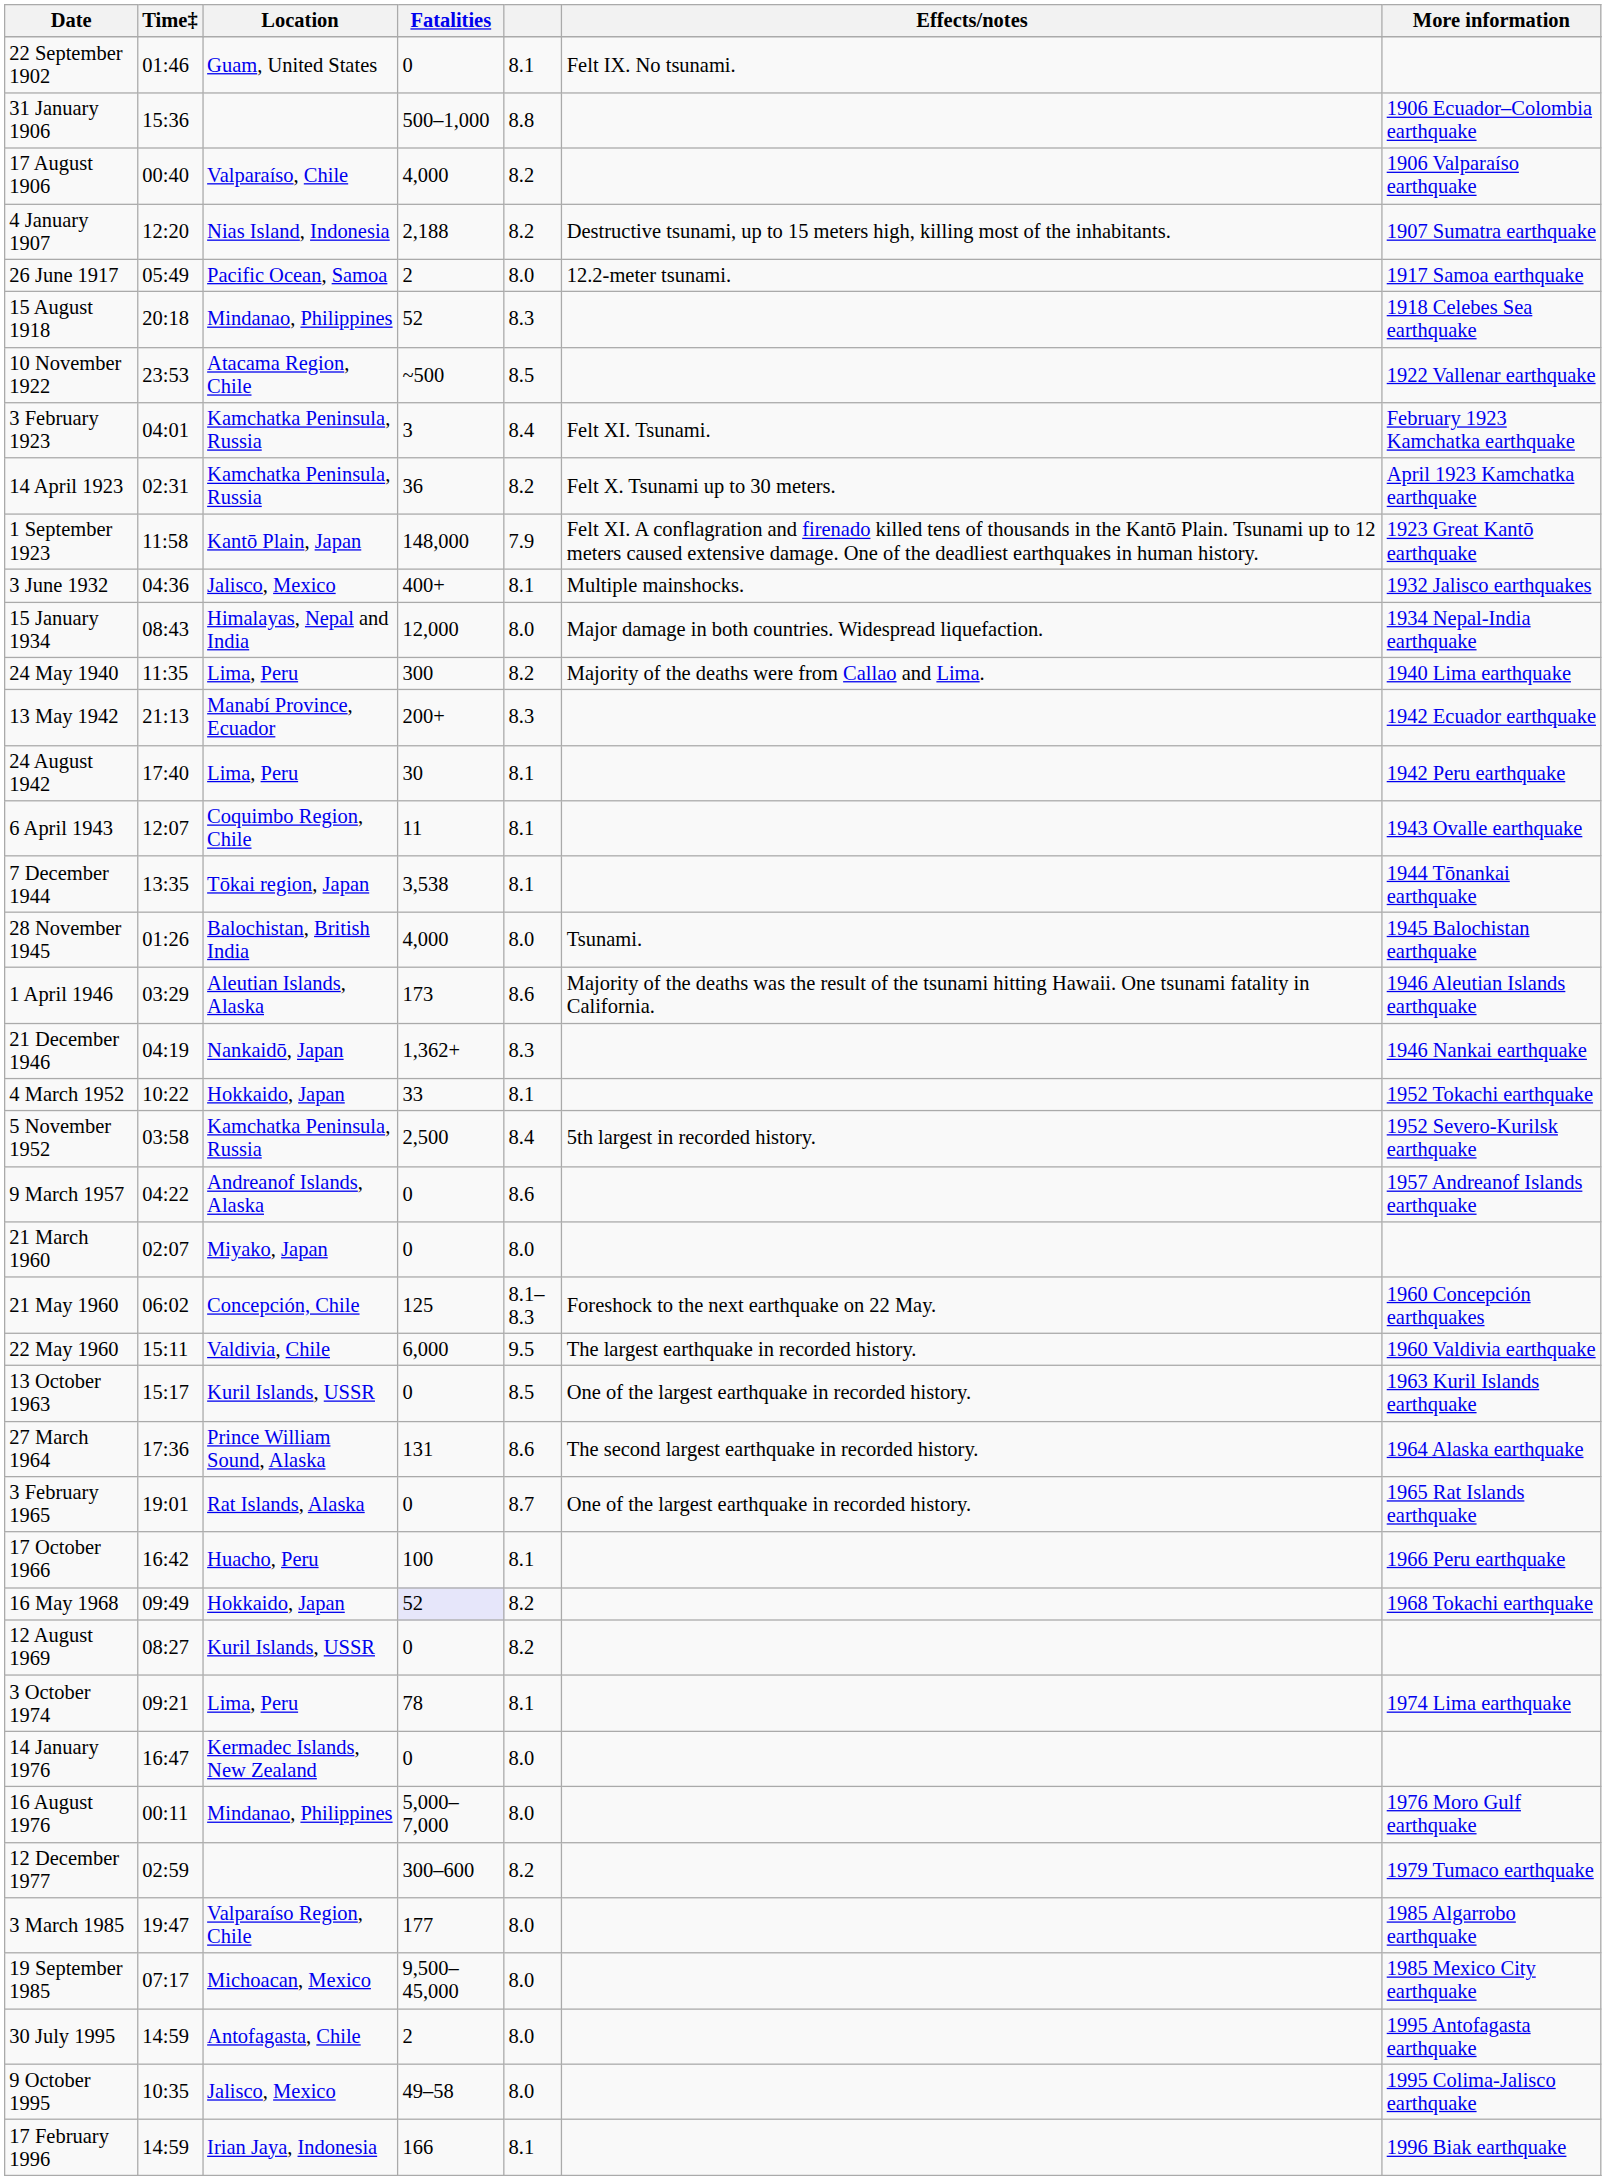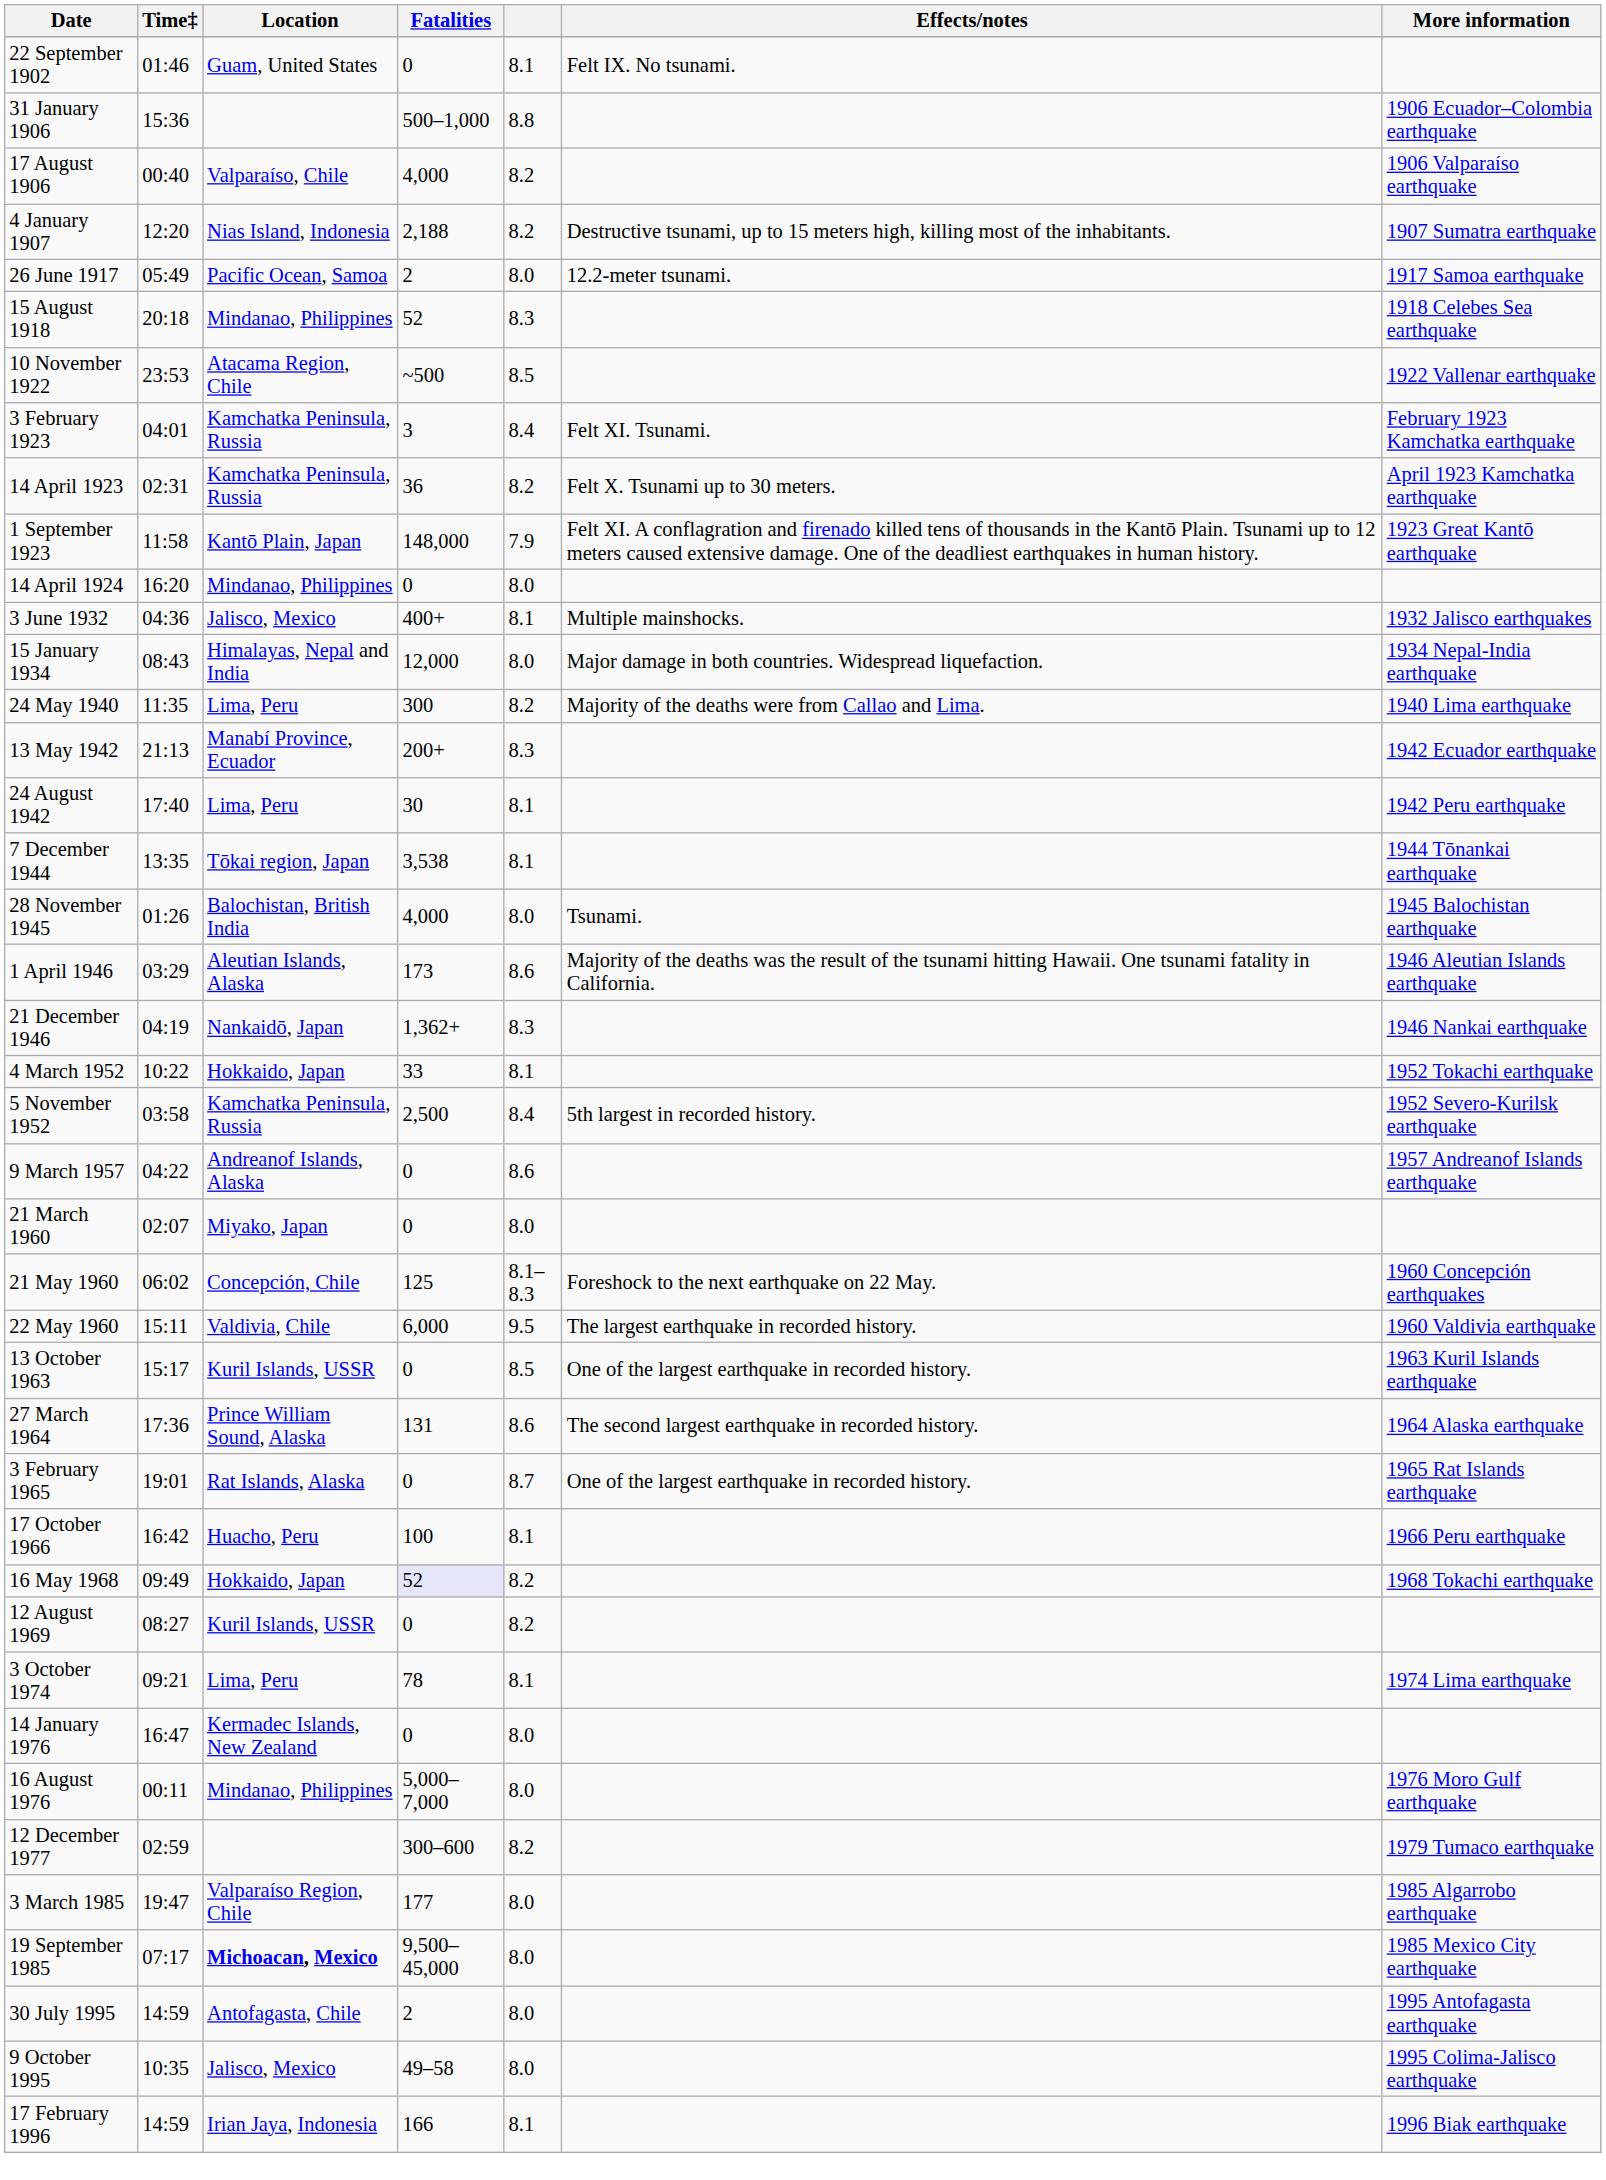+ row: (66, 585)
- row: (61, 828)
(289, 1980) normal -> (292, 1957) bold
